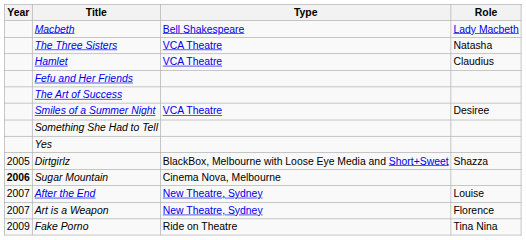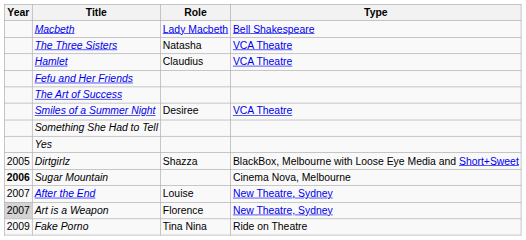columns swapped: (486, 12) <-> (306, 12)
(18, 210) no background -> (18, 210) lightgrey background
